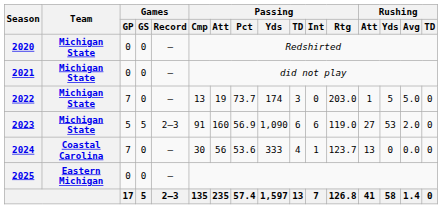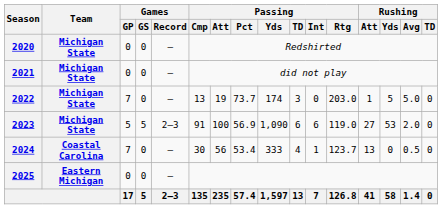(221, 124) 160 -> (221, 124) 100
(244, 150) 53.6 -> (244, 150) 53.4
(411, 150) 0.0 -> (411, 150) 0.5
